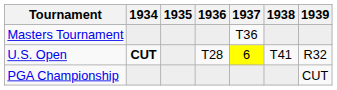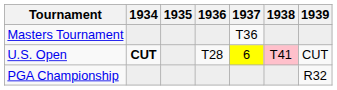(281, 55) no background -> (281, 55) pink background
(315, 55) R32 -> (315, 55) CUT
(315, 75) CUT -> (315, 75) R32
